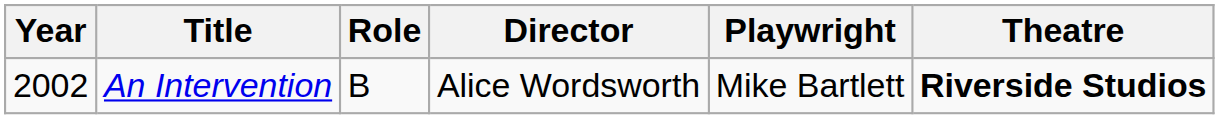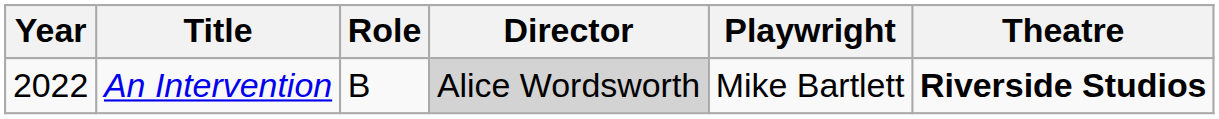(51, 85) 2002 -> (51, 85) 2022
(569, 85) no background -> (569, 85) lightgrey background
